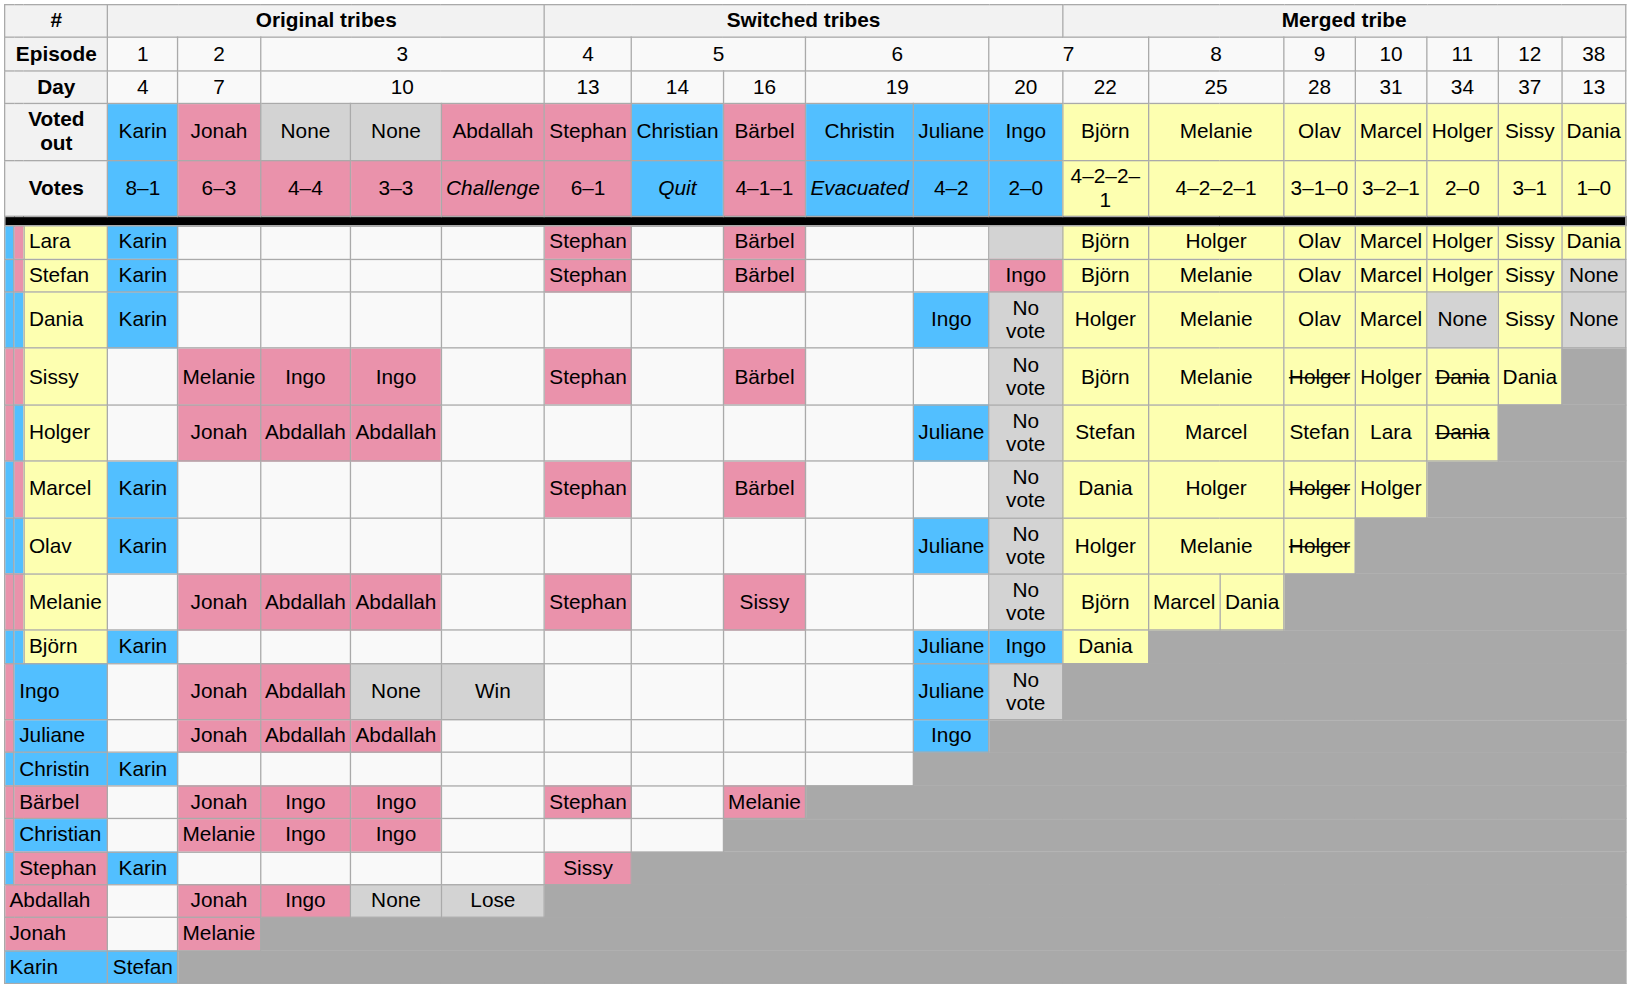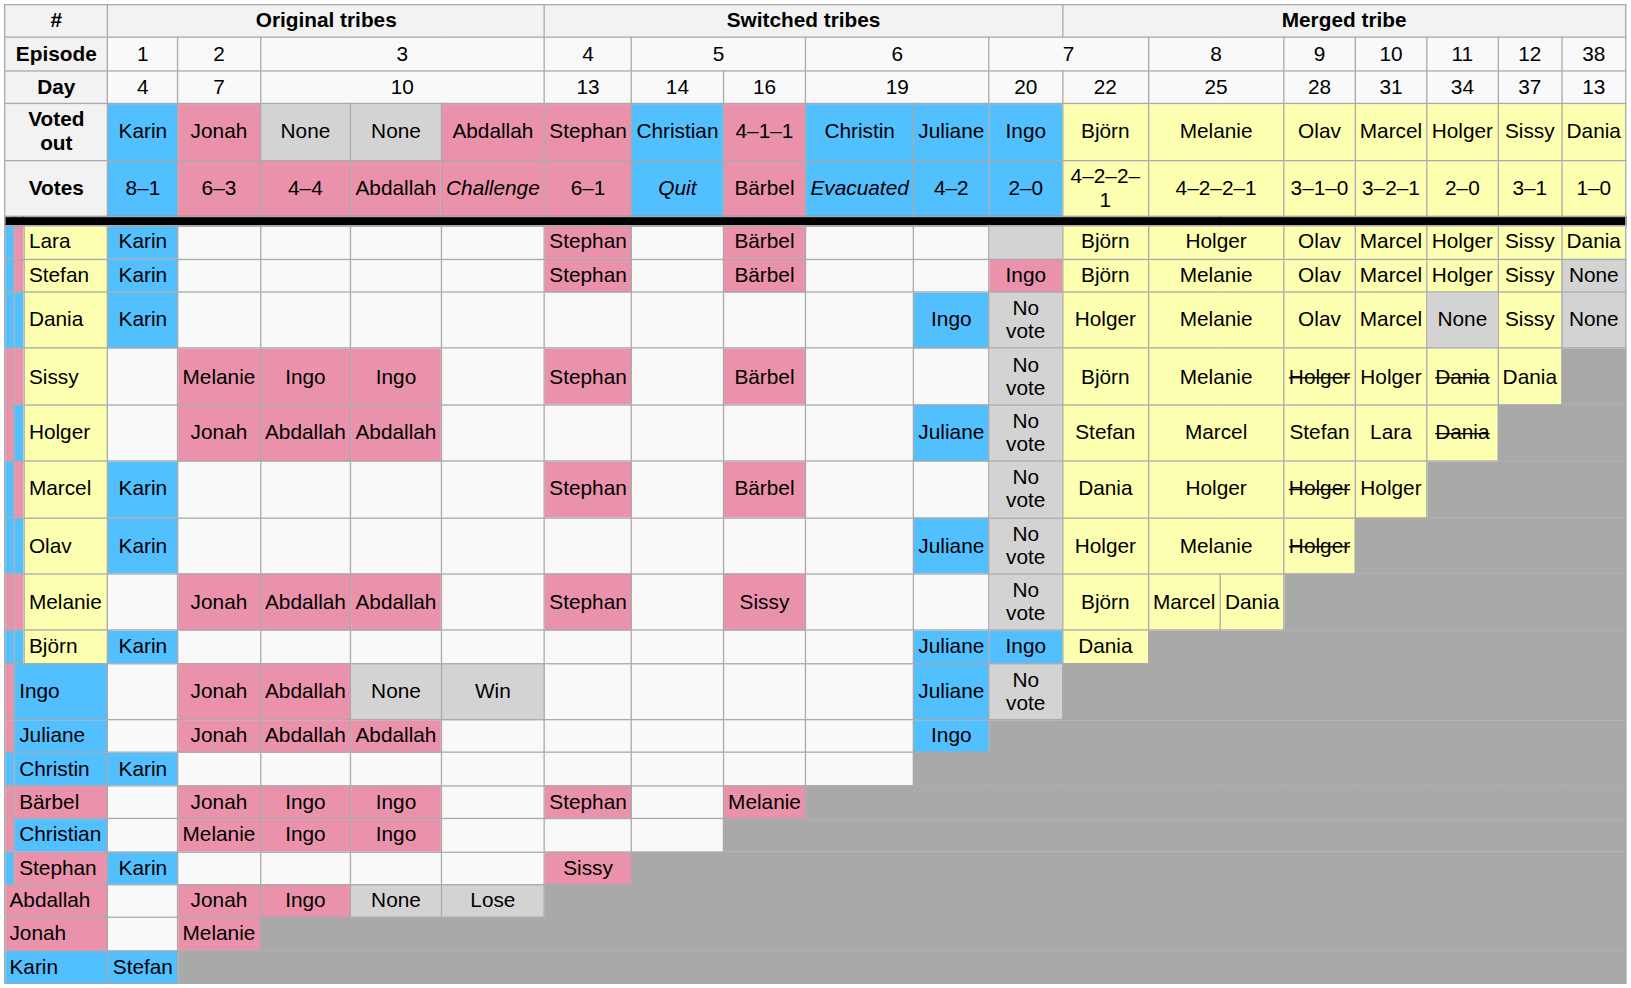(764, 131) Bärbel -> (764, 131) 4–1–1
(396, 188) 3–3 -> (396, 188) Abdallah
(764, 188) 4–1–1 -> (764, 188) Bärbel
